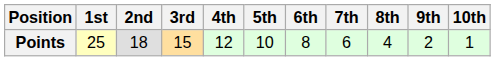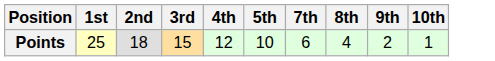- column: (306, 17)
